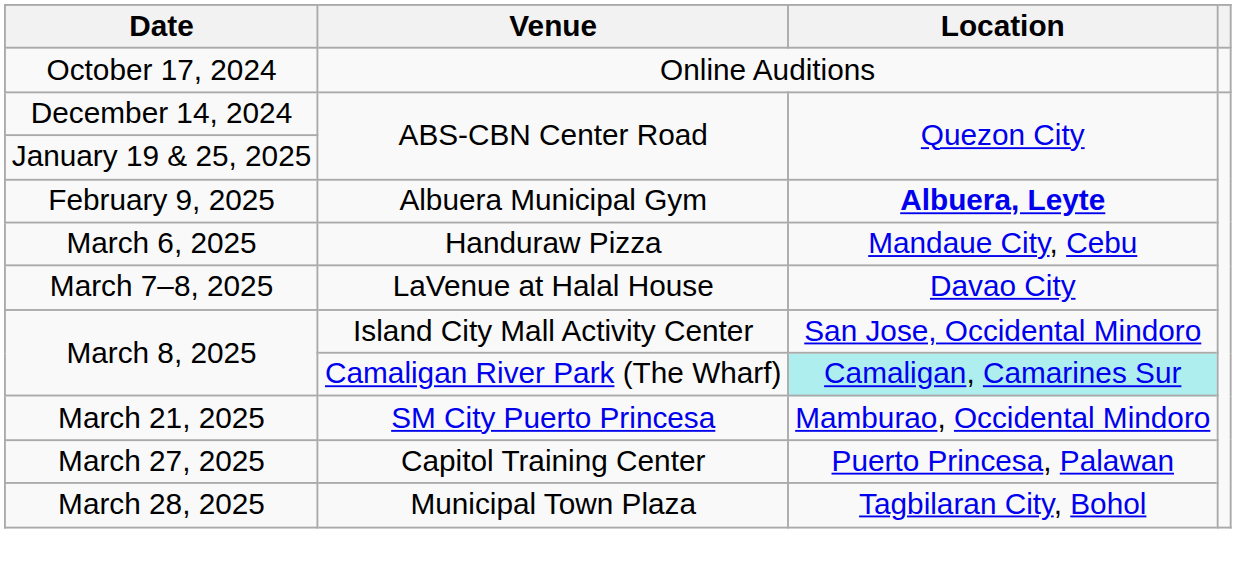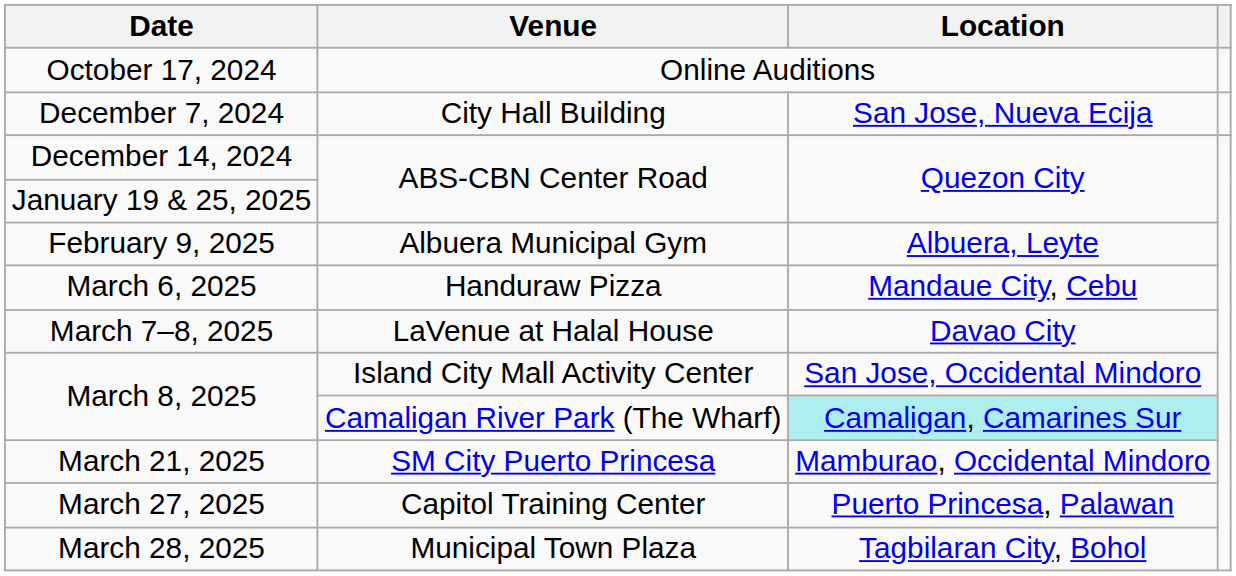+ row: (162, 113)
(1003, 200) bold -> (1003, 243) normal
